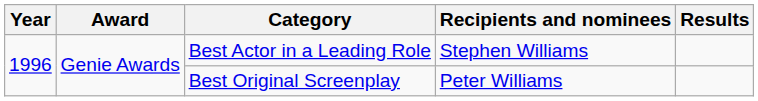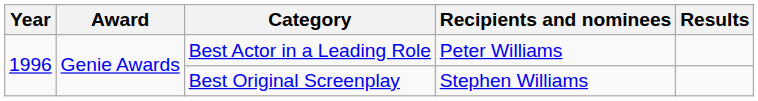(514, 50) Stephen Williams -> (501, 50) Peter Williams
(501, 80) Peter Williams -> (514, 80) Stephen Williams
